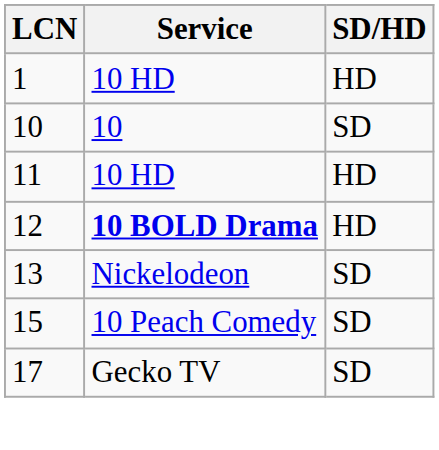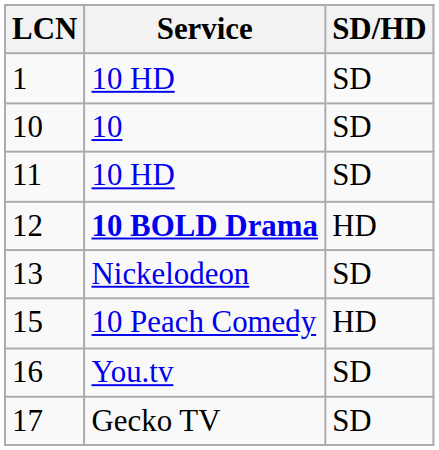(354, 77) HD -> (352, 77) SD
(354, 175) HD -> (352, 175) SD
(352, 322) SD -> (354, 322) HD
+ row: (28, 371)
